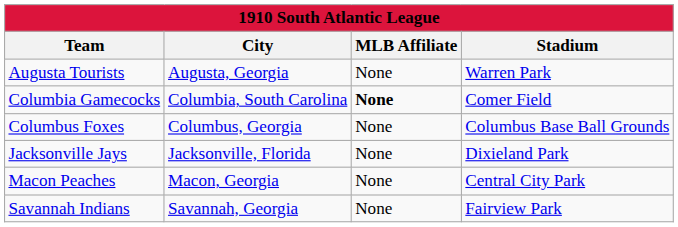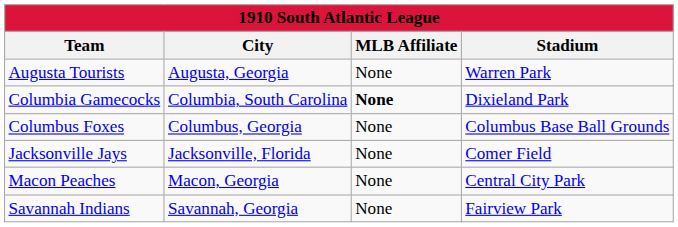(508, 99) Comer Field -> (517, 99) Dixieland Park
(517, 153) Dixieland Park -> (508, 153) Comer Field
